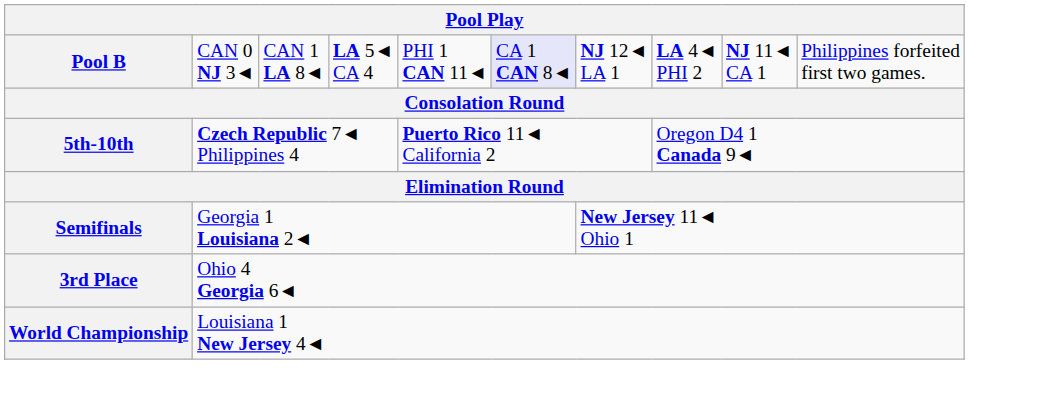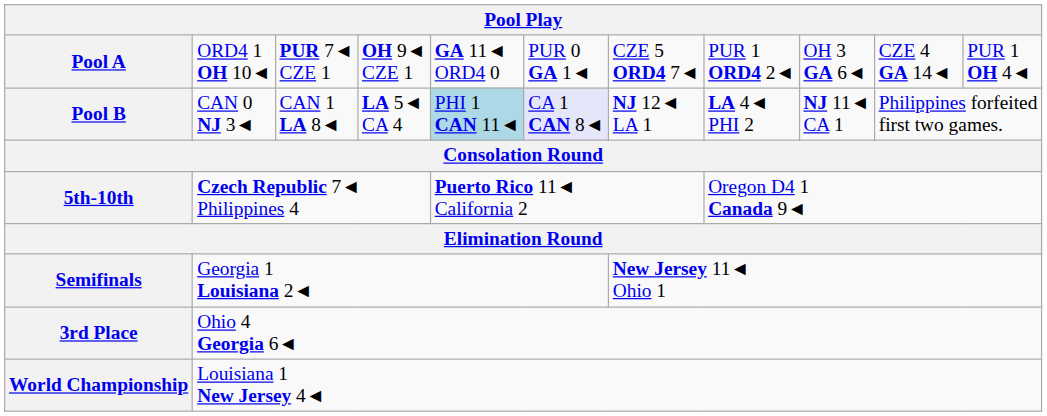+ row: (99, 61)
(445, 61) no background -> (477, 113) lightblue background
